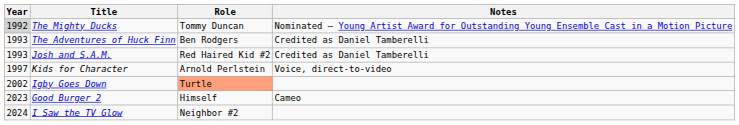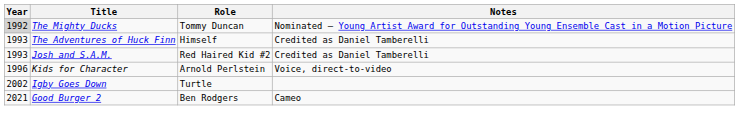(209, 40) Ben Rodgers -> (198, 40) Himself
(17, 69) 1997 -> (17, 69) 1996
(196, 84) lightsalmon background -> (196, 84) no background
(17, 98) 2023 -> (17, 98) 2021
(198, 98) Himself -> (209, 98) Ben Rodgers
- row: (77, 112)
